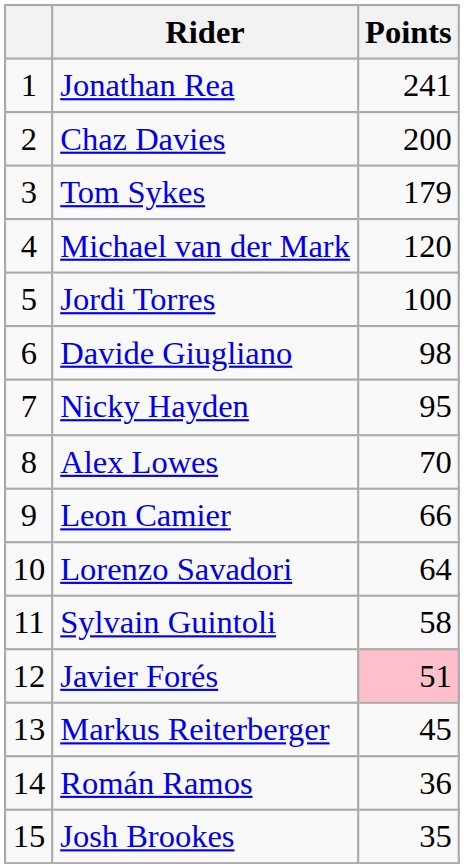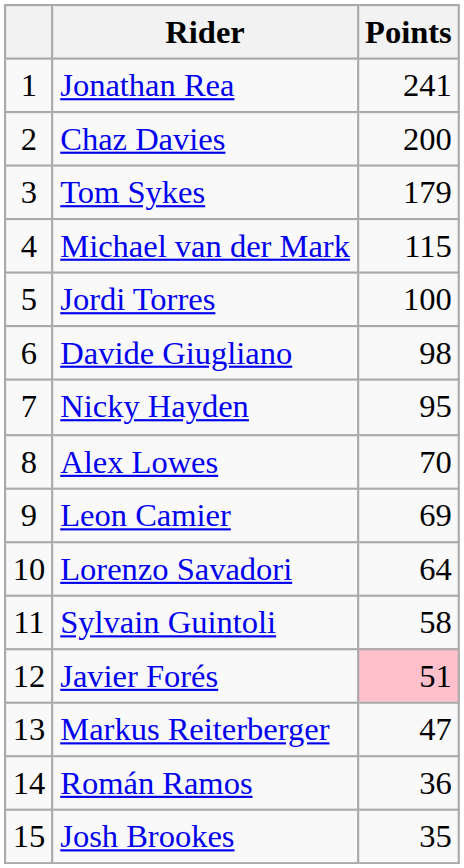(427, 246) 120 -> (428, 246) 115
(436, 514) 66 -> (436, 514) 69
(436, 728) 45 -> (436, 728) 47
